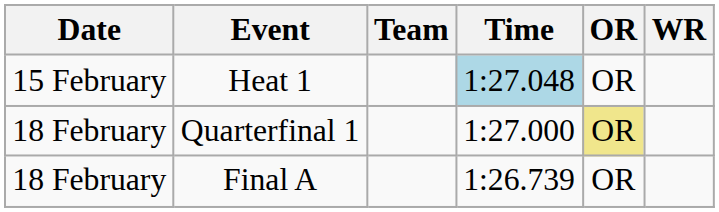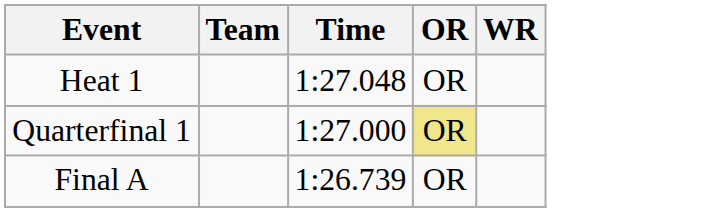- column: (89, 29)
(519, 79) lightblue background -> (350, 79) no background
